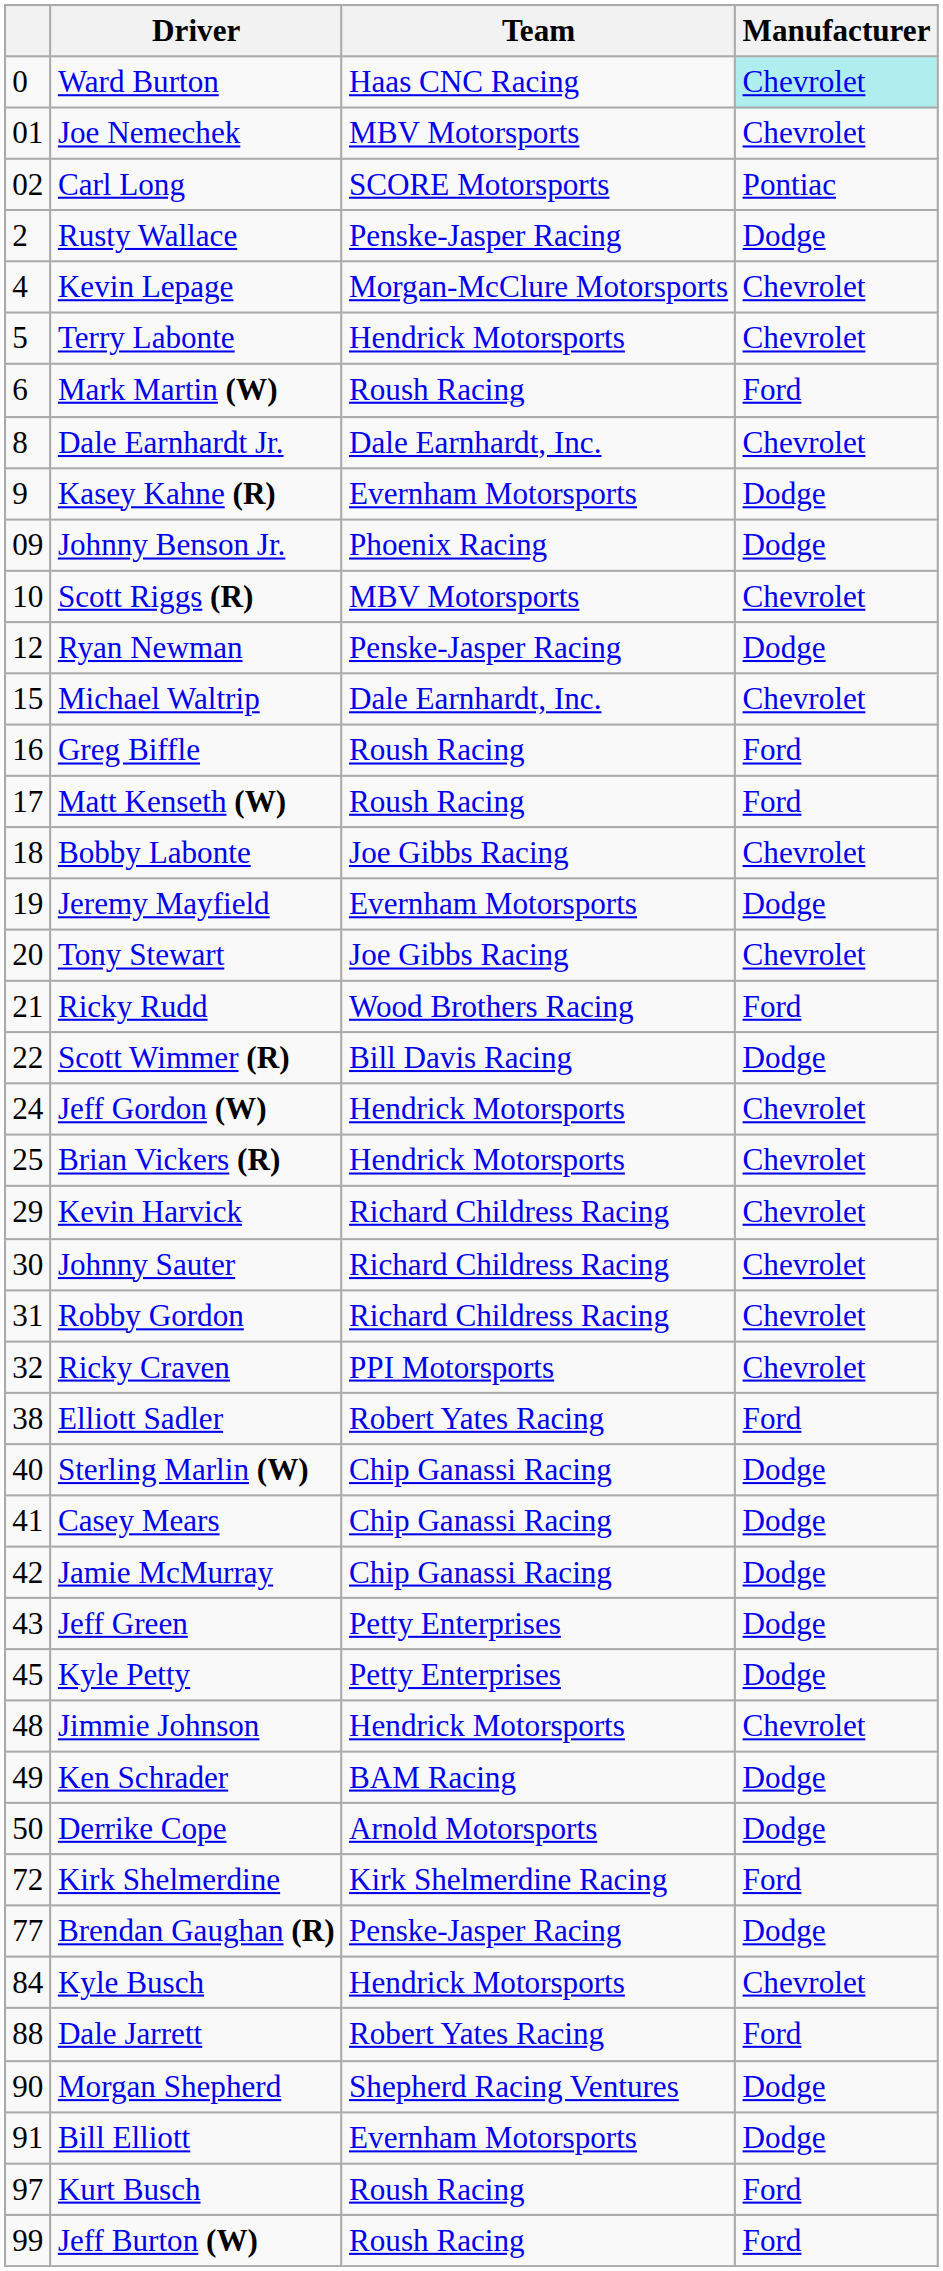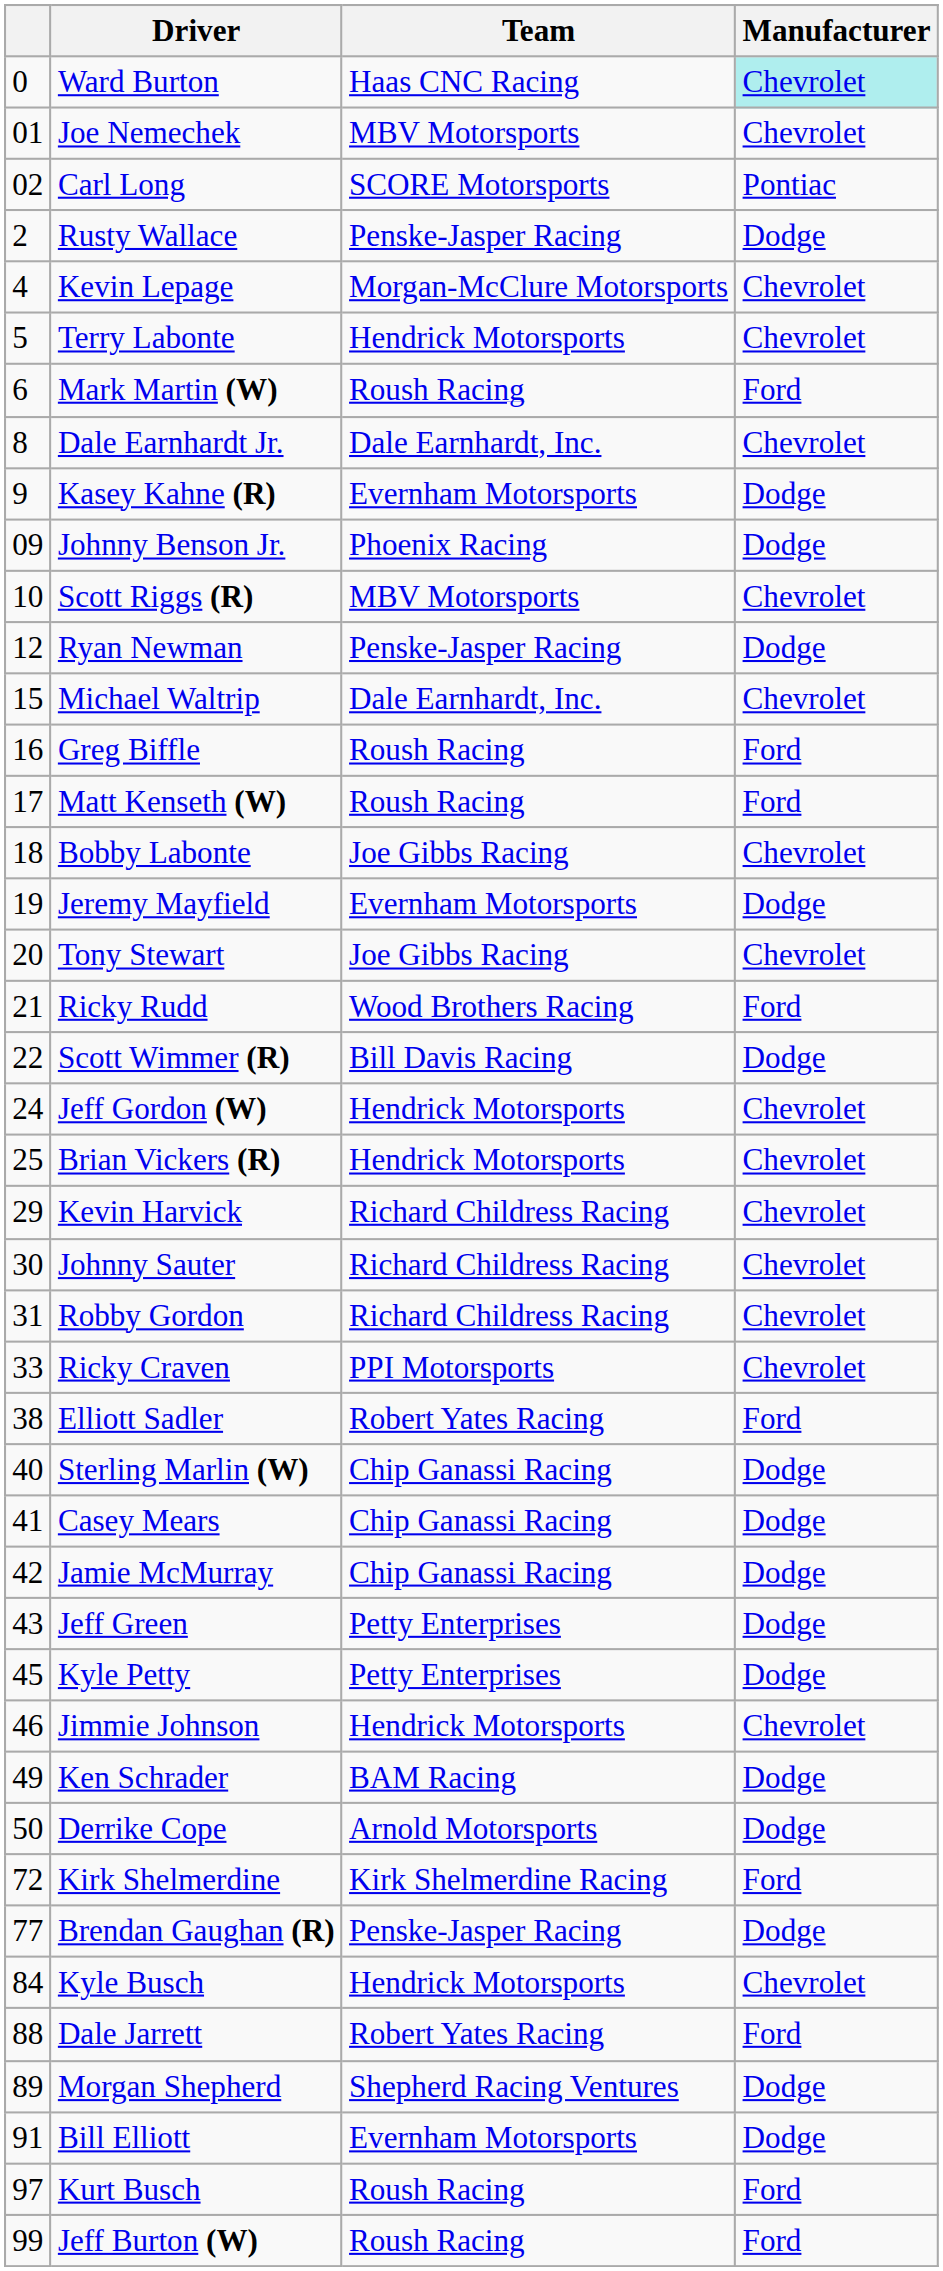(28, 1366) 32 -> (28, 1366) 33
(28, 1725) 48 -> (28, 1725) 46
(28, 2085) 90 -> (28, 2085) 89
